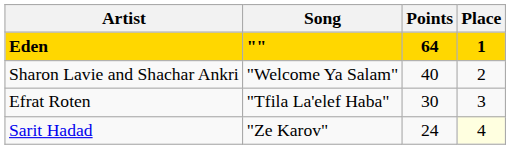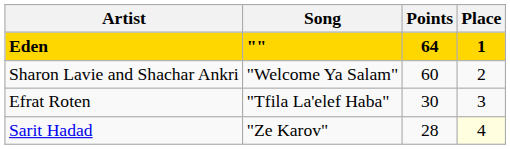(430, 74) 40 -> (430, 74) 60
(430, 130) 24 -> (430, 130) 28
